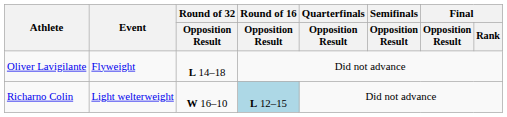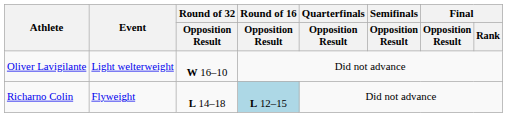(113, 66) Flyweight -> (133, 66) Light welterweight
(207, 73) L 14–18 -> (207, 73) W 16–10
(133, 97) Light welterweight -> (113, 97) Flyweight
(207, 103) W 16–10 -> (207, 103) L 14–18
